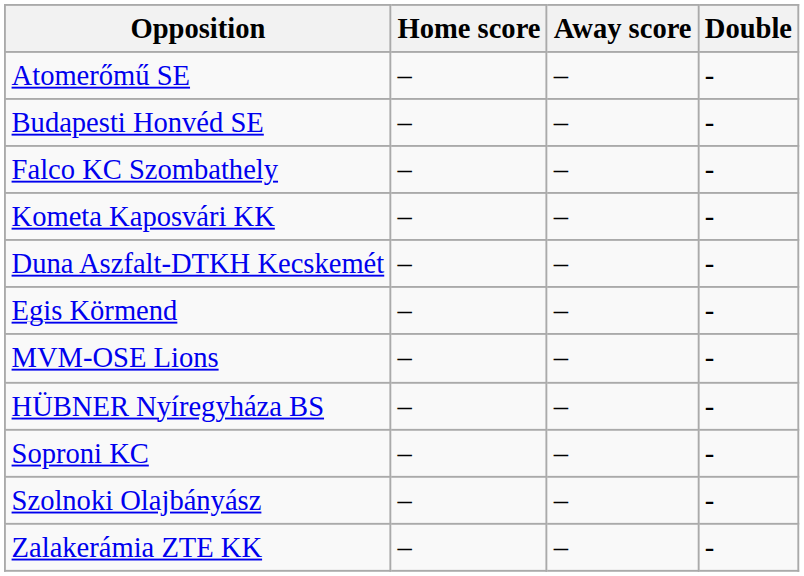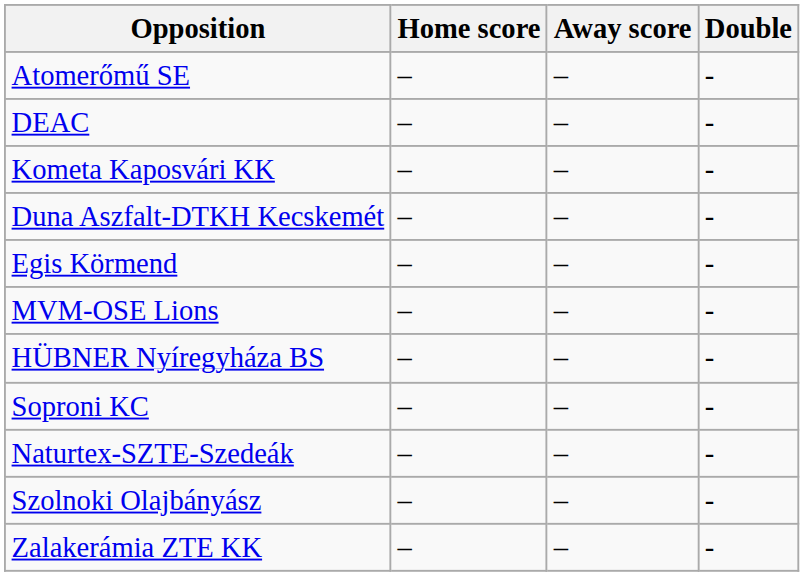- row: (138, 122)
+ row: (50, 122)
- row: (145, 169)
+ row: (153, 452)
